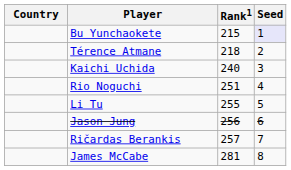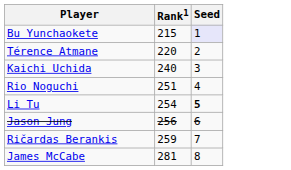- column: (36, 15)
(230, 51) 218 -> (167, 51) 220
(230, 104) 255 -> (167, 104) 254
(260, 104) normal -> (197, 104) bold
(230, 139) 257 -> (167, 139) 259
